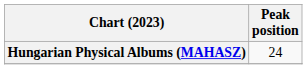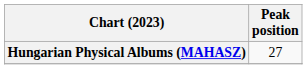(275, 52) 24 -> (275, 52) 27
